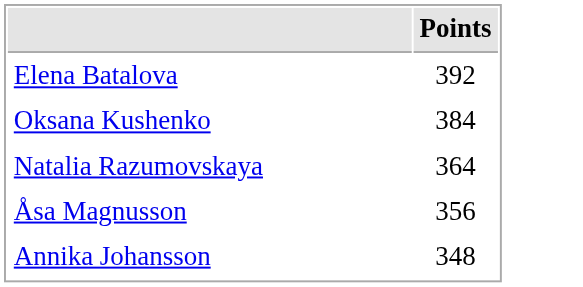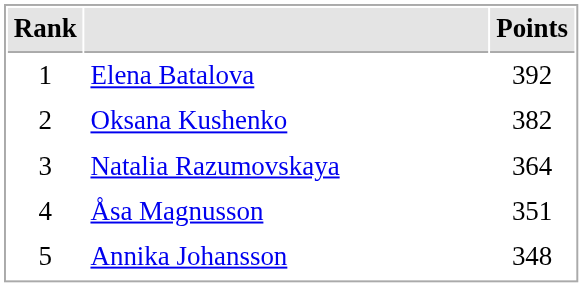+ column: (45, 28)
(455, 121) 384 -> (532, 121) 382
(455, 211) 356 -> (532, 211) 351
